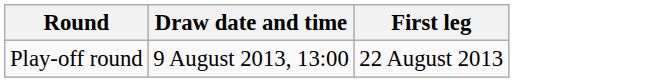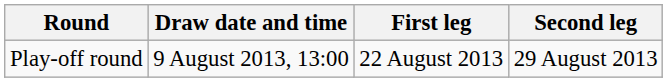+ column: (586, 22)
